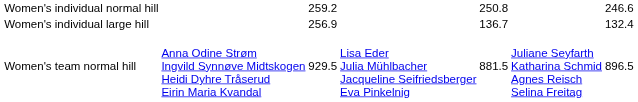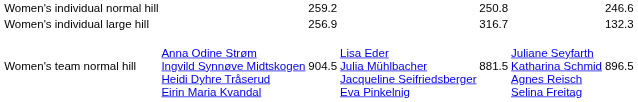(494, 24) 136.7 -> (494, 24) 316.7
(619, 24) 132.4 -> (619, 24) 132.3
(323, 66) 929.5 -> (323, 66) 904.5
